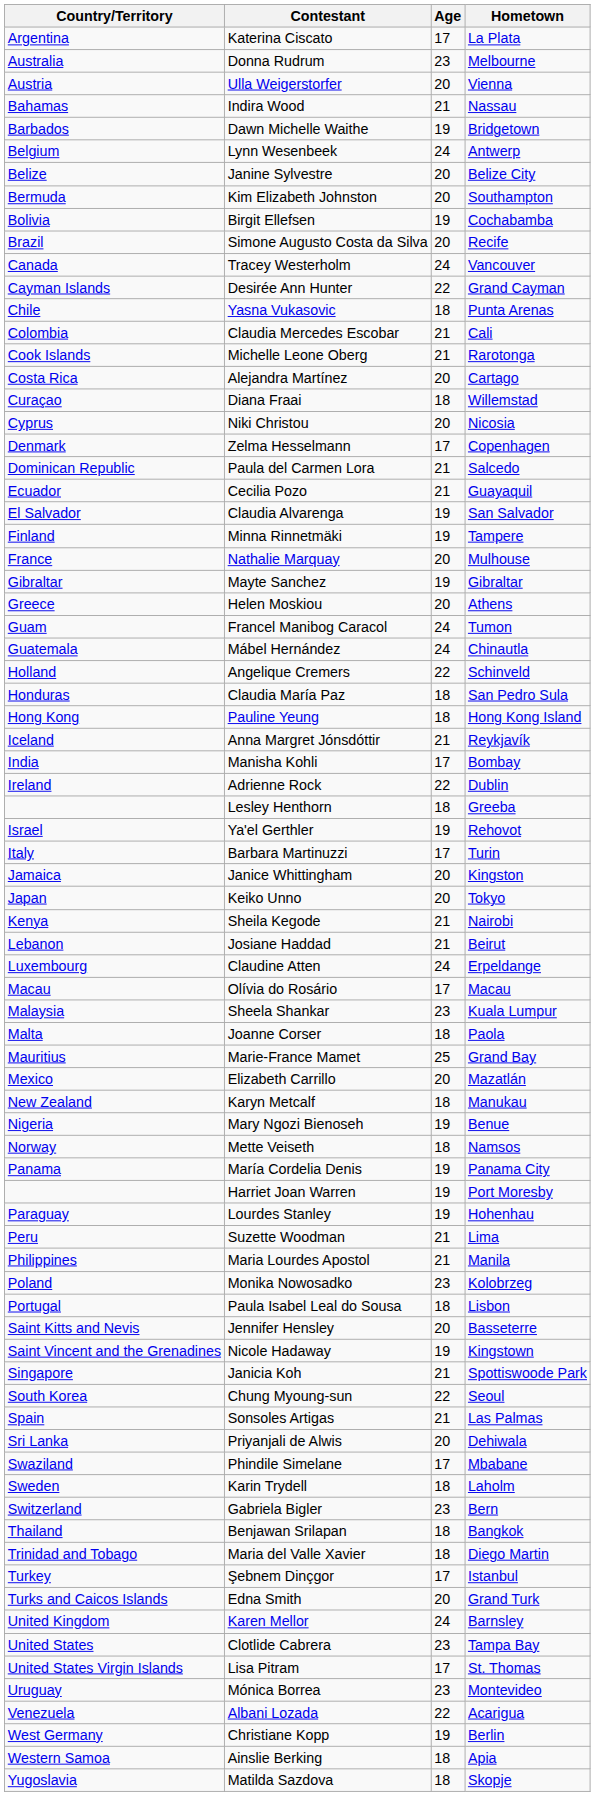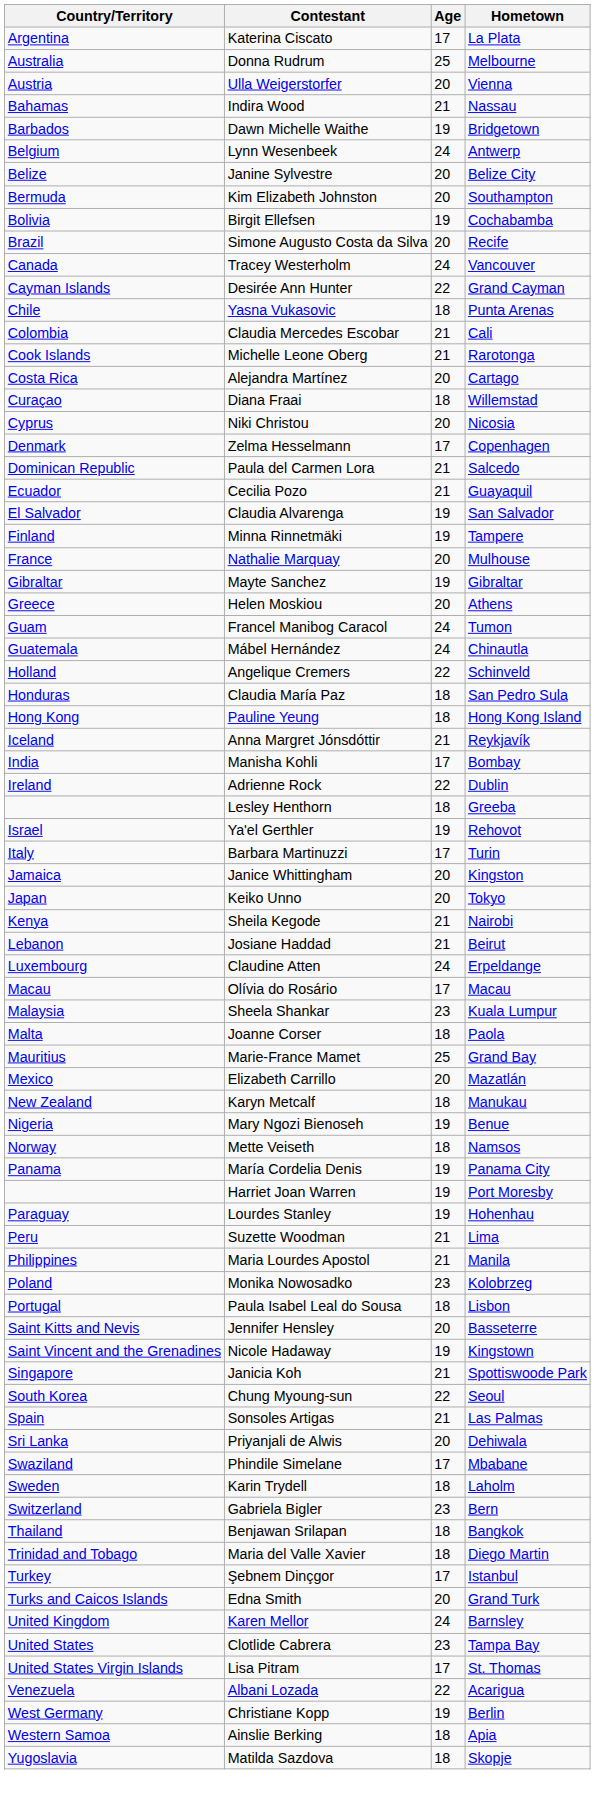(442, 61) 23 -> (442, 61) 25
- row: (274, 1690)
